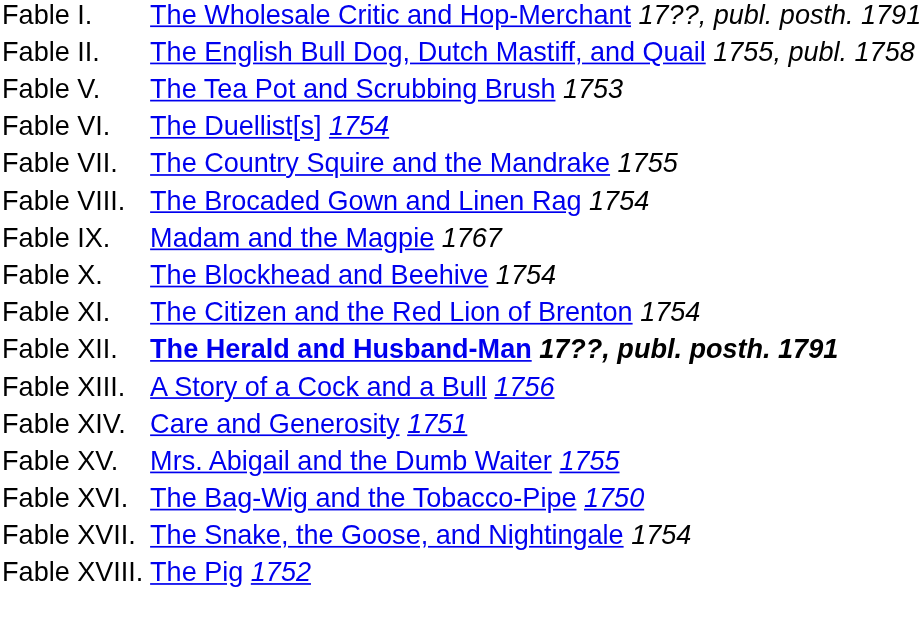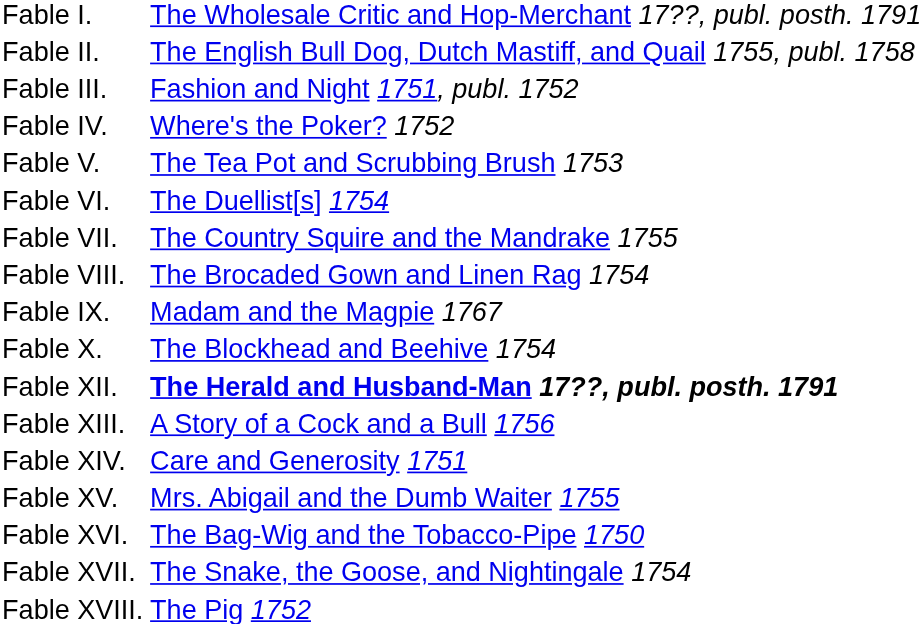+ row: (55, 89)
+ row: (55, 126)
- row: (56, 312)
